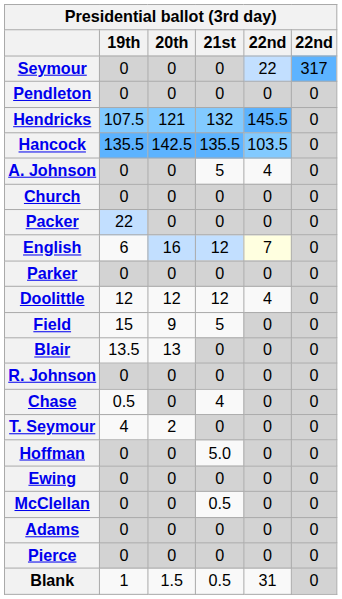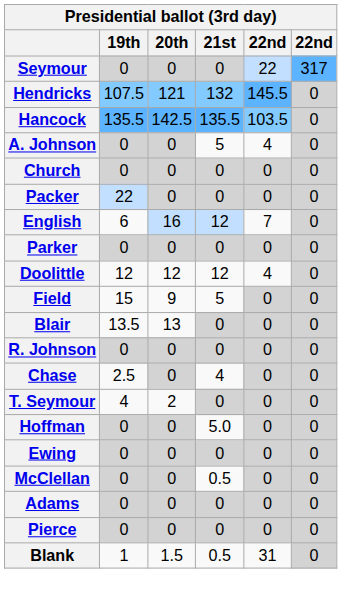- row: (52, 94)
(268, 247) lightyellow background -> (268, 222) no background
(124, 401) 0.5 -> (124, 376) 2.5
